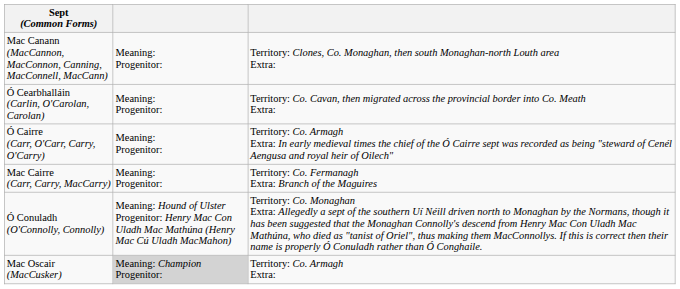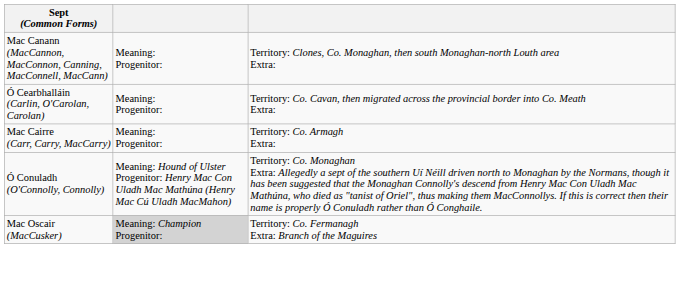- row: (51, 144)
(314, 178) Territory: Co. Fermanagh Extra: Branch of the Maguires -> (297, 138) Territory: Co. Armagh Extra:
(297, 269) Territory: Co. Armagh Extra: -> (314, 229) Territory: Co. Fermanagh Extra: Branch of the Maguires
